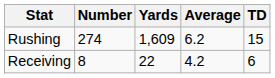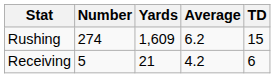(82, 61) 8 -> (82, 61) 5
(147, 61) 22 -> (147, 61) 21
